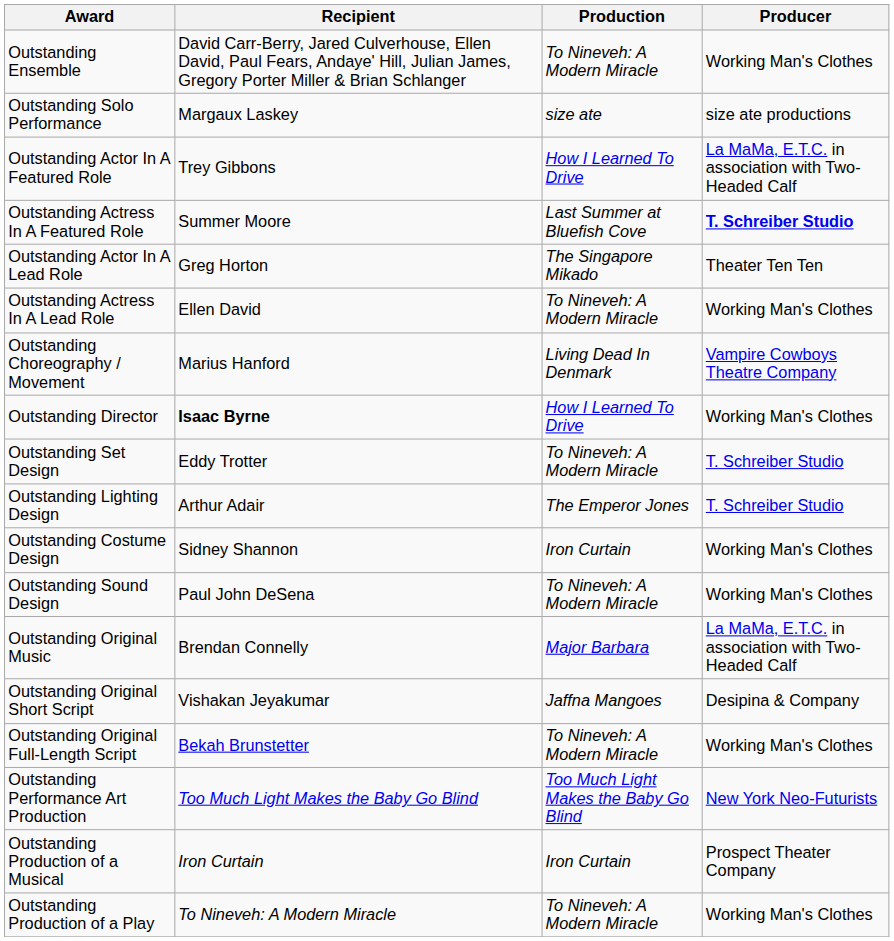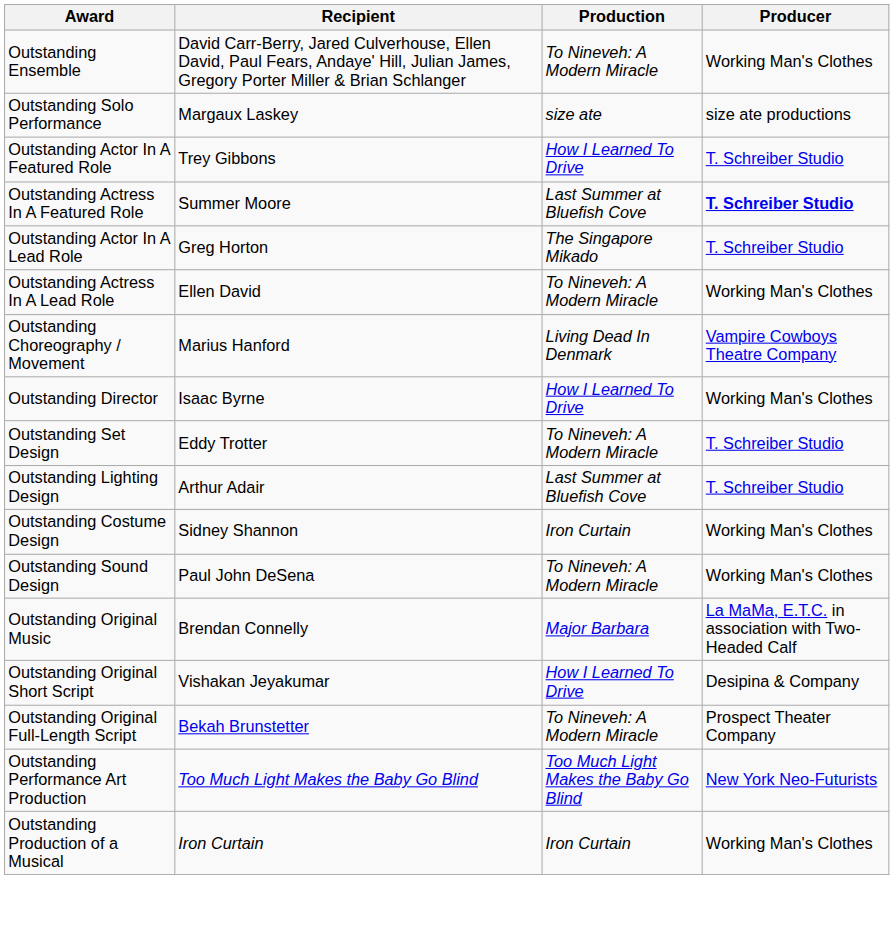(783, 168) La MaMa, E.T.C. in association with Two-Headed Calf -> (775, 159) T. Schreiber Studio
(764, 266) Theater Ten Ten -> (775, 247) T. Schreiber Studio
(224, 417) bold -> (221, 398) normal
(617, 505) The Emperor Jones -> (603, 487) Last Summer at Bluefish Cove
(604, 701) Jaffna Mangoes -> (610, 682) How I Learned To Drive
(789, 745) Working Man's Clothes -> (768, 726) Prospect Theater Company
(768, 861) Prospect Theater Company -> (789, 843) Working Man's Clothes
- row: (81, 914)
